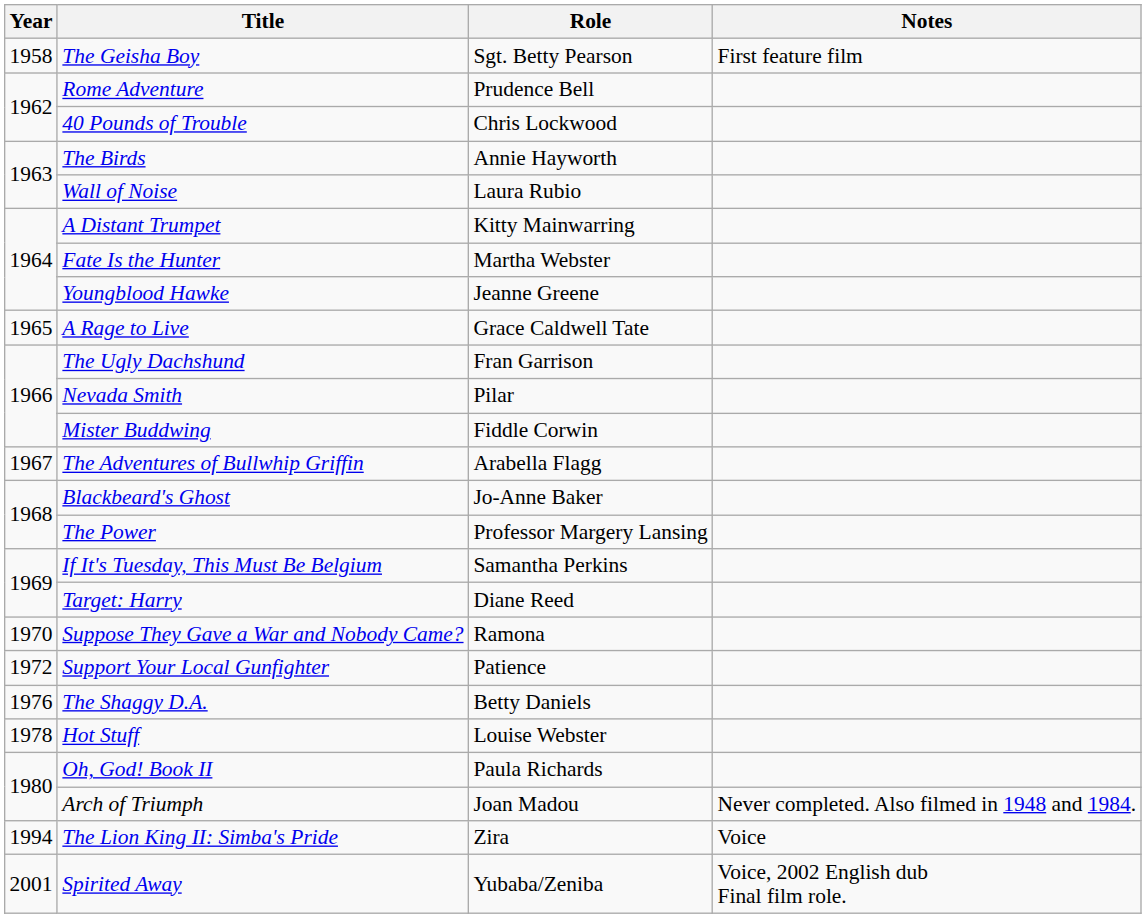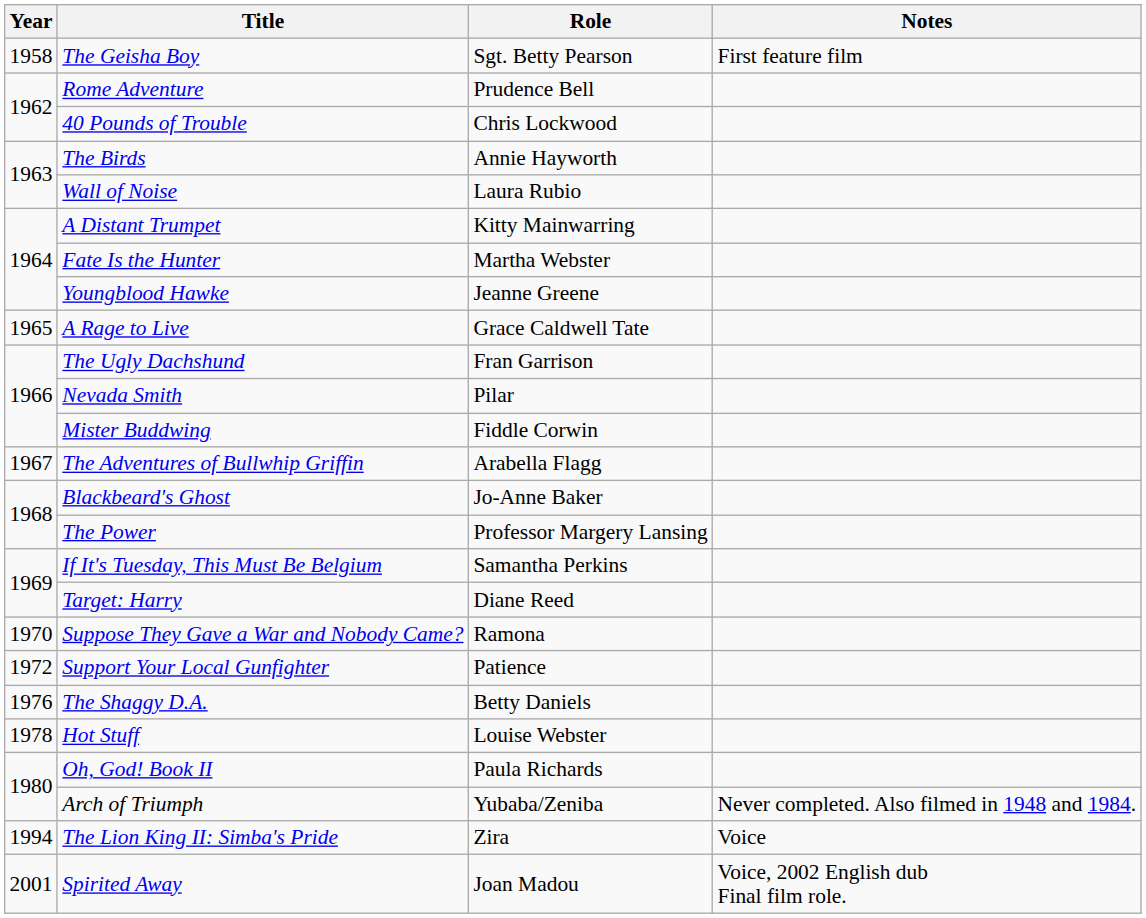(526, 803) Joan Madou -> (538, 803) Yubaba/Zeniba
(538, 883) Yubaba/Zeniba -> (526, 883) Joan Madou
